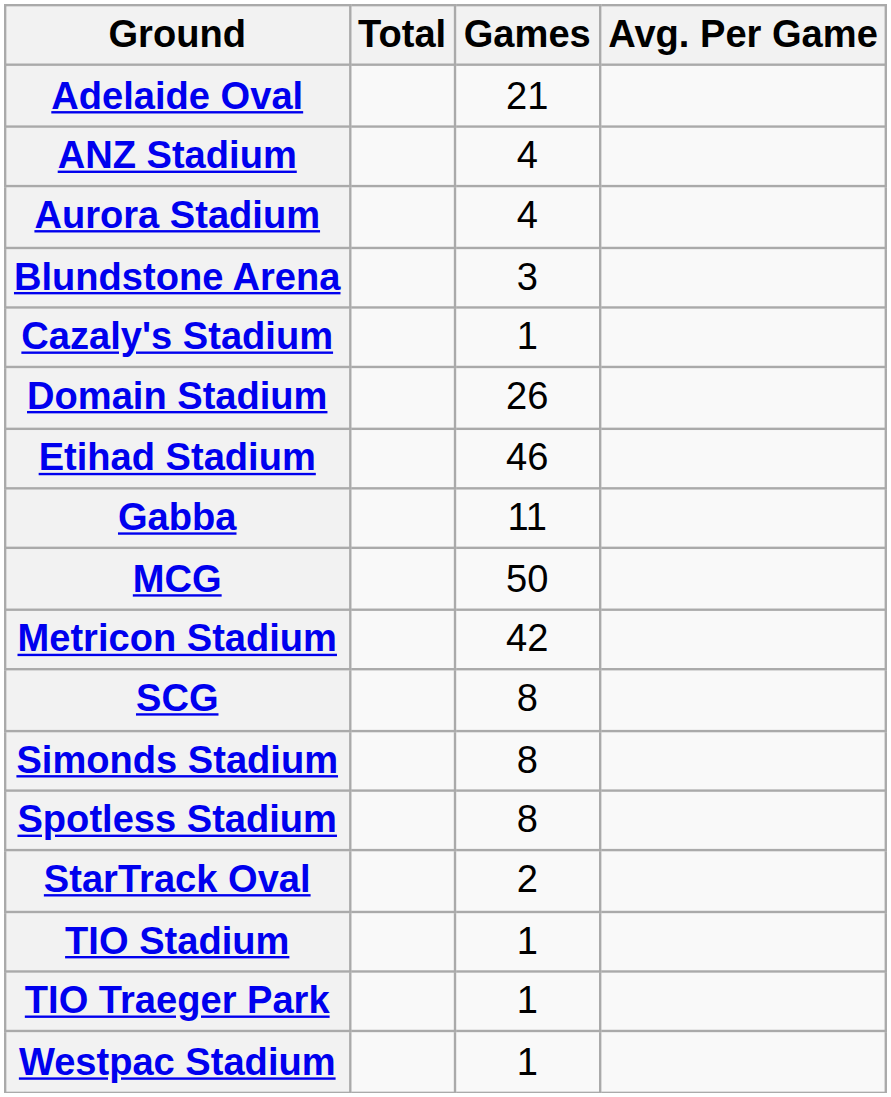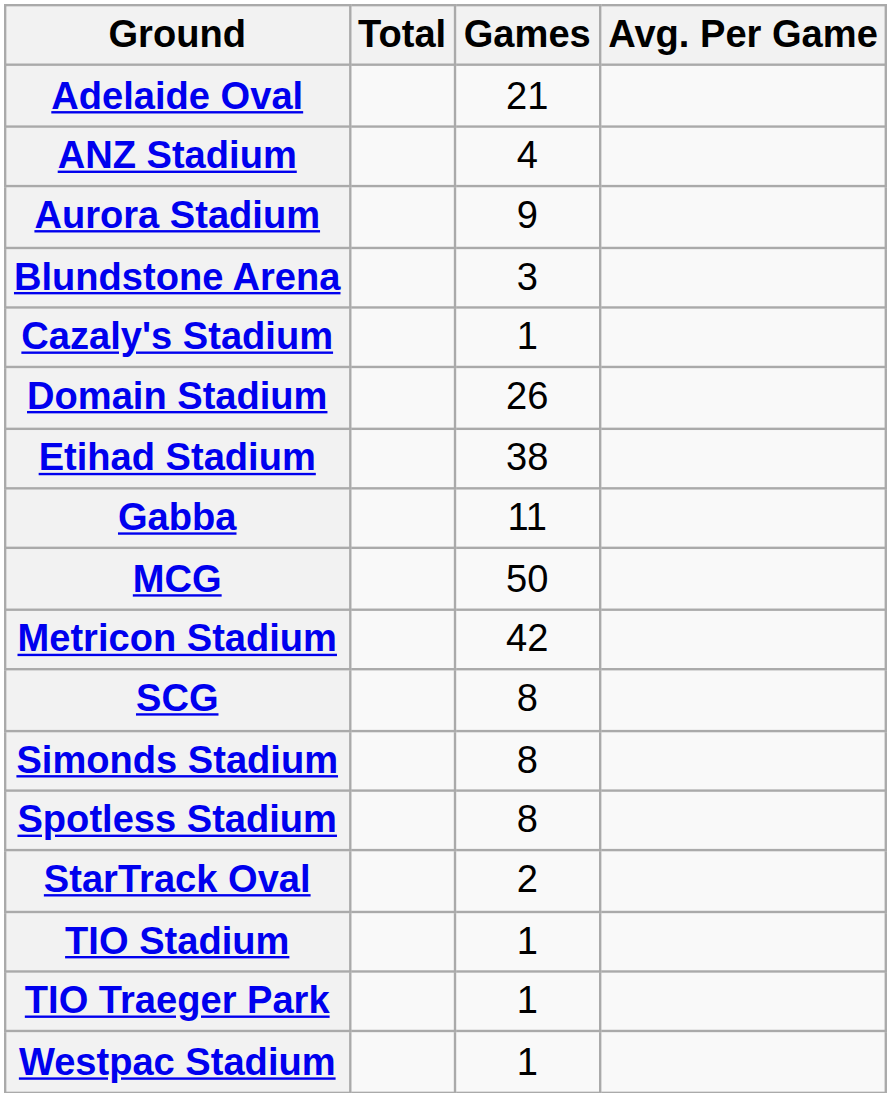(527, 215) 4 -> (527, 215) 9
(527, 457) 46 -> (527, 457) 38
